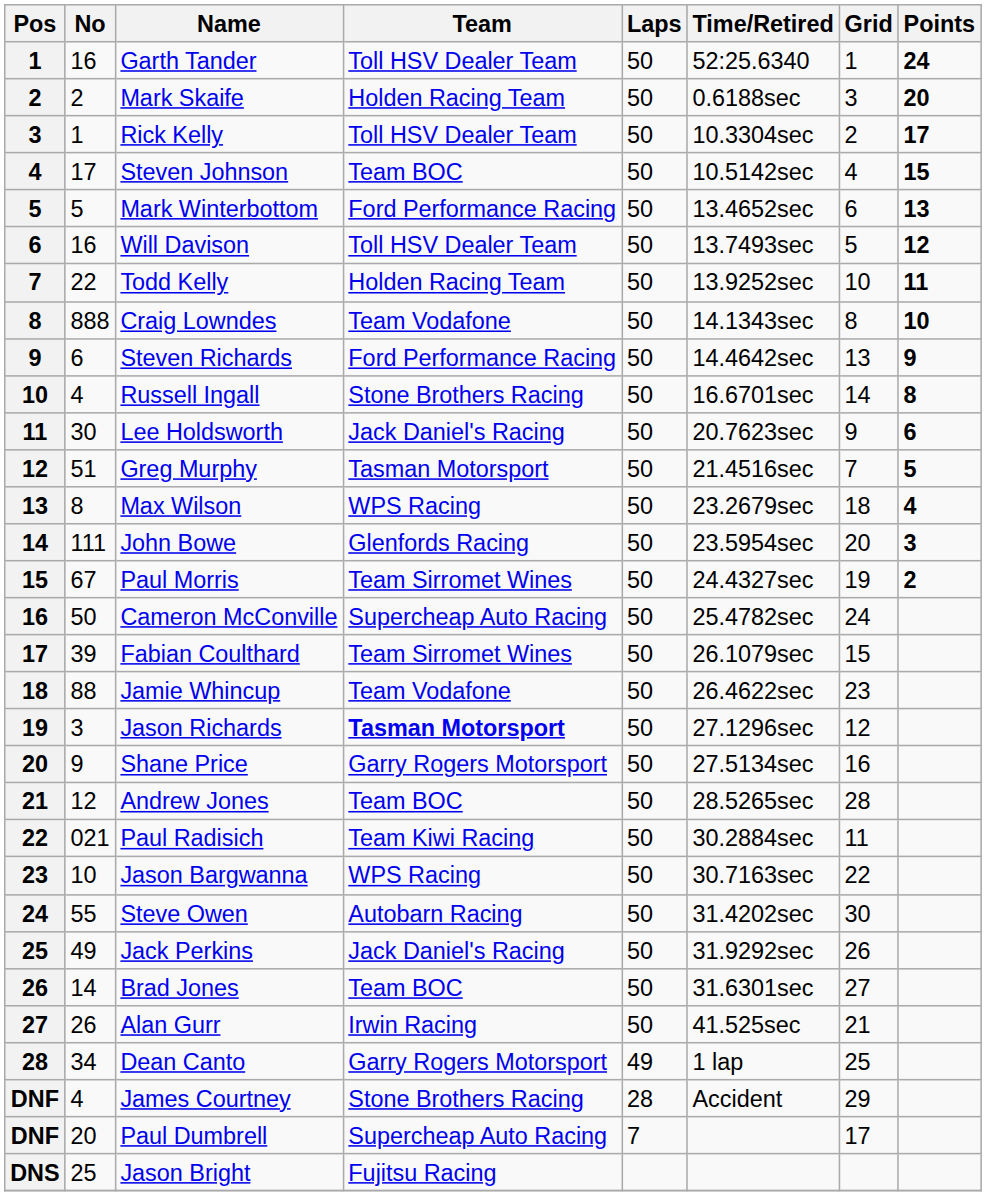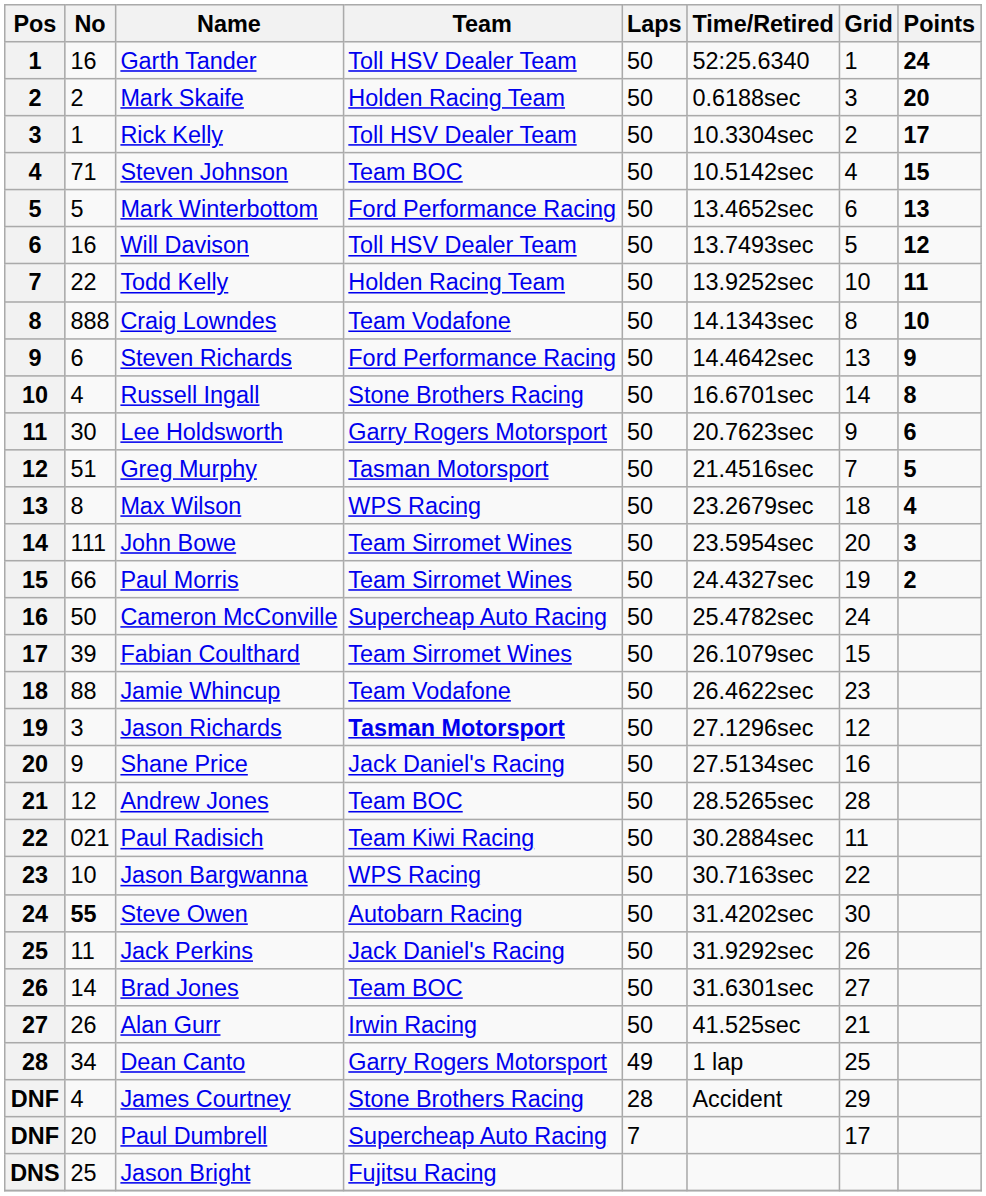(84, 172) 17 -> (84, 172) 71
(457, 431) Jack Daniel's Racing -> (478, 431) Garry Rogers Motorsport
(439, 542) Glenfords Racing -> (460, 542) Team Sirromet Wines
(84, 579) 67 -> (84, 579) 66
(478, 765) Garry Rogers Motorsport -> (457, 765) Jack Daniel's Racing
(84, 913) normal -> (84, 913) bold
(84, 950) 49 -> (83, 950) 11
